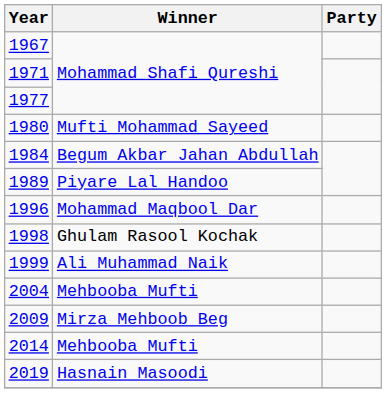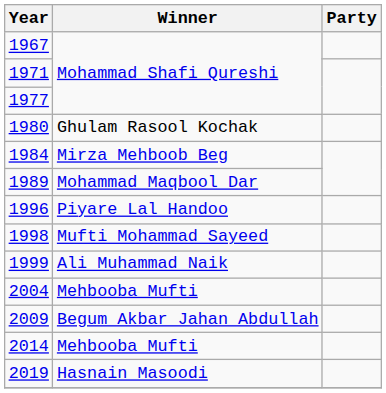(163, 128) Mufti Mohammad Sayeed -> (158, 128) Ghulam Rasool Kochak
(188, 155) Begum Akbar Jahan Abdullah -> (142, 155) Mirza Mehboob Beg
(142, 182) Piyare Lal Handoo -> (158, 182) Mohammad Maqbool Dar
(158, 210) Mohammad Maqbool Dar -> (142, 210) Piyare Lal Handoo
(158, 237) Ghulam Rasool Kochak -> (163, 237) Mufti Mohammad Sayeed
(142, 319) Mirza Mehboob Beg -> (188, 319) Begum Akbar Jahan Abdullah
